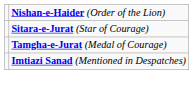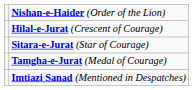+ row: (87, 28)
